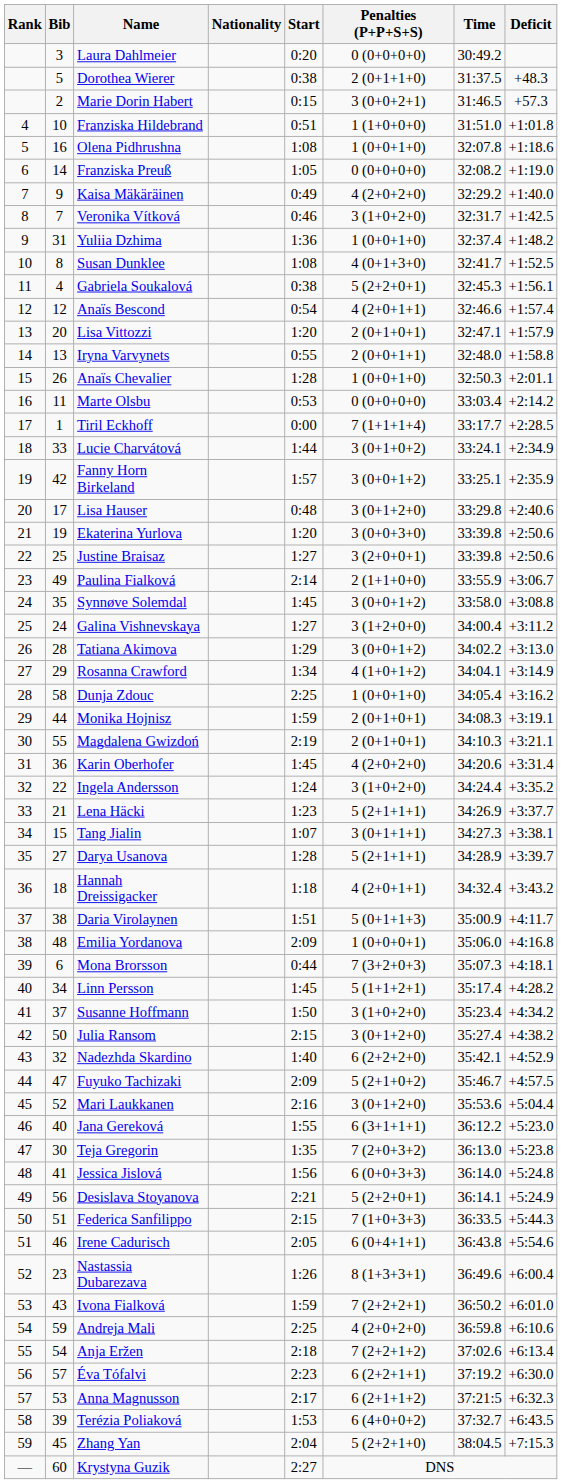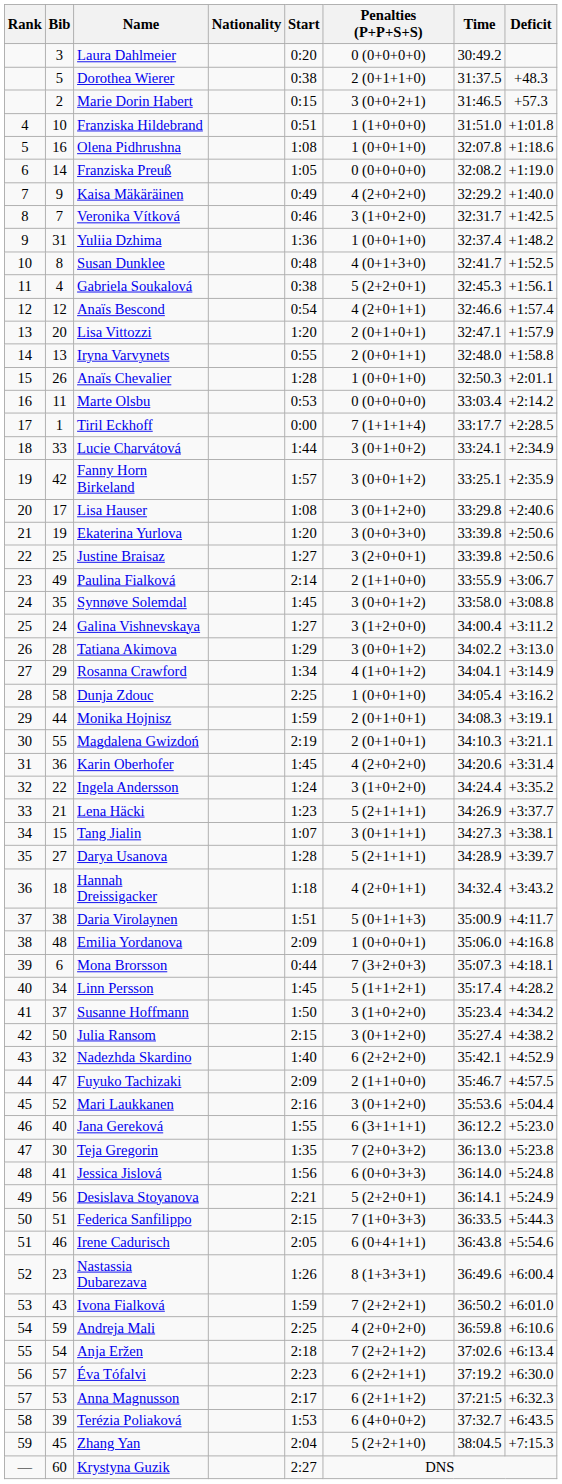(304, 263) 1:08 -> (304, 263) 0:48
(304, 510) 0:48 -> (304, 510) 1:08
(388, 1081) 5 (2+1+0+2) -> (388, 1081) 2 (1+1+0+0)
